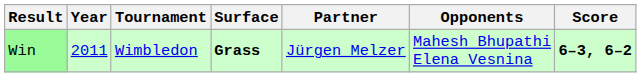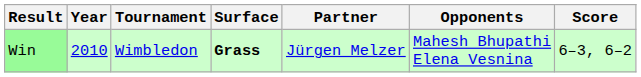(89, 51) 2011 -> (89, 51) 2010
(595, 51) bold -> (595, 51) normal
